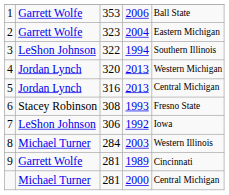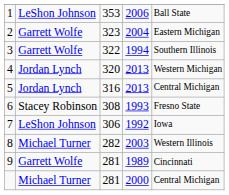(50, 13) Garrett Wolfe -> (57, 13) LeShon Johnson
(57, 50) LeShon Johnson -> (50, 50) Garrett Wolfe
(111, 143) 284 -> (111, 143) 282
